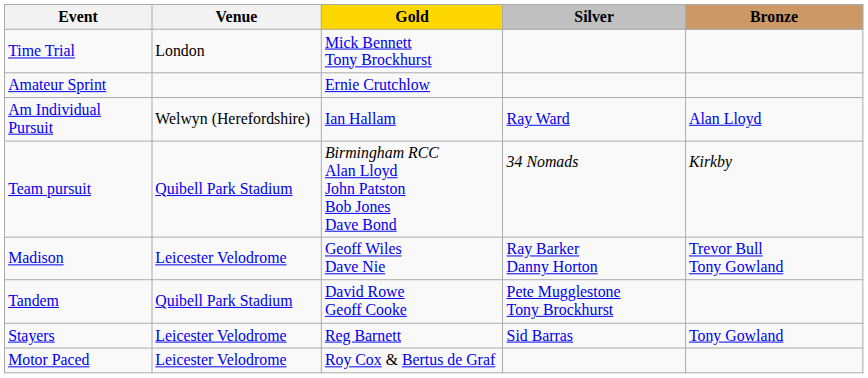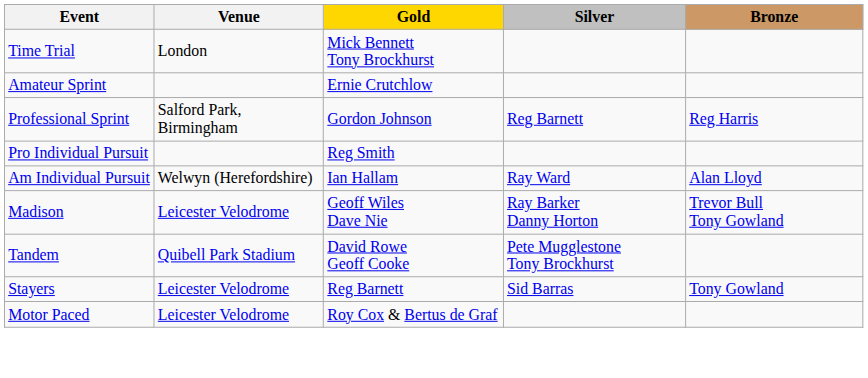+ row: (69, 119)
+ row: (78, 153)
- row: (50, 188)
